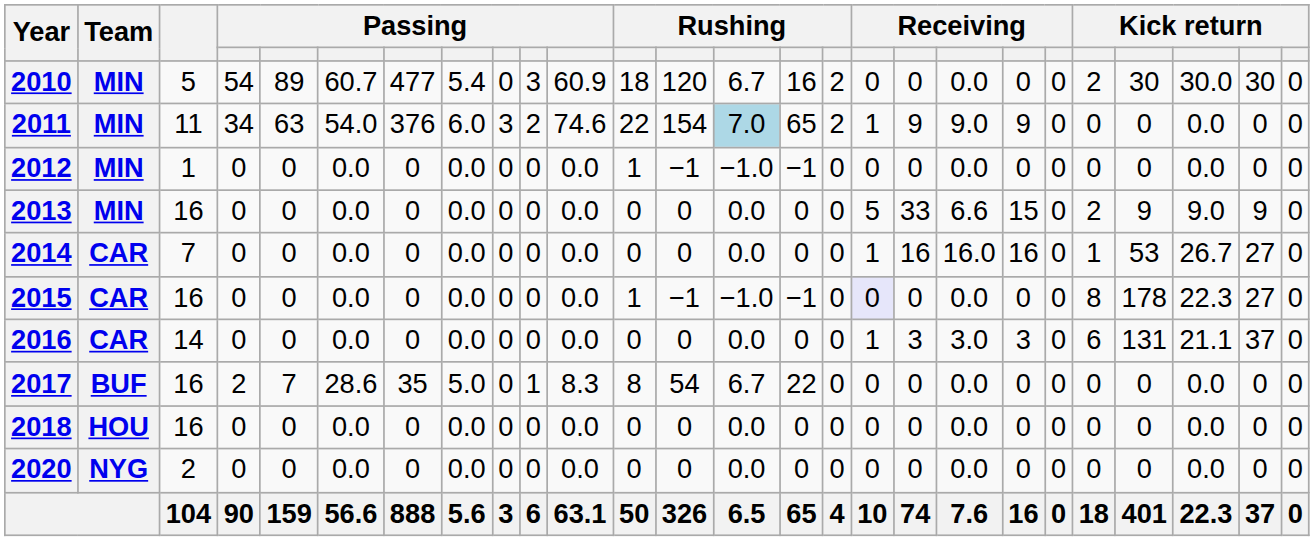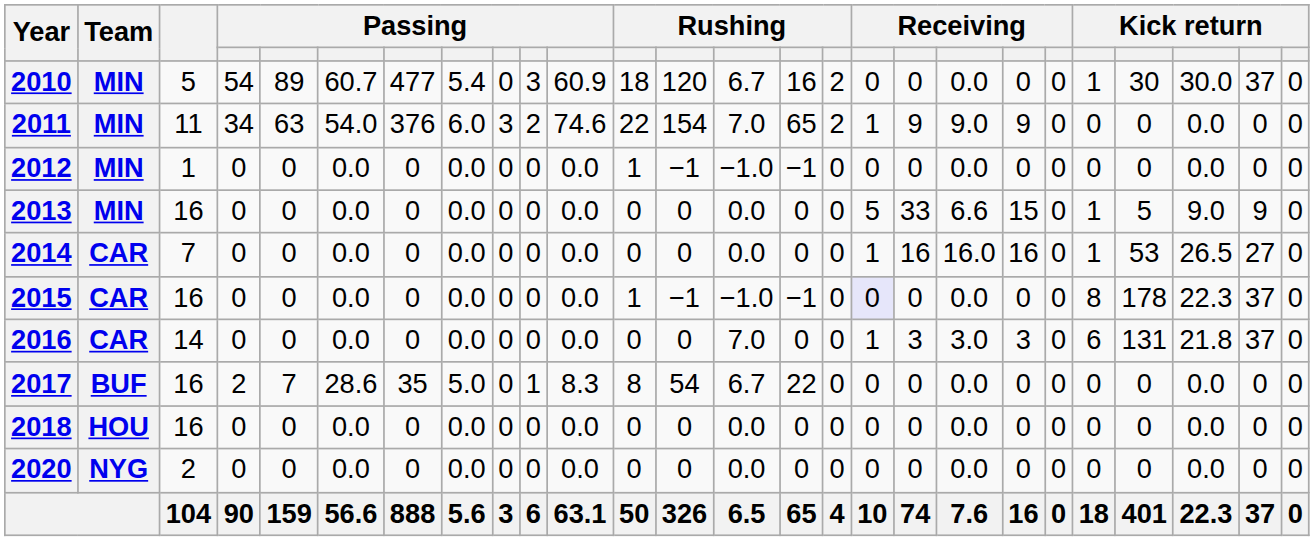(1094, 81) 2 -> (1094, 81) 1
(1260, 81) 30 -> (1260, 81) 37
(747, 124) lightblue background -> (747, 124) no background
(1094, 211) 2 -> (1094, 211) 1
(1144, 211) 9 -> (1144, 211) 5
(1206, 254) 26.7 -> (1206, 254) 26.5
(1260, 297) 27 -> (1260, 297) 37
(747, 340) 0.0 -> (747, 340) 7.0
(1206, 340) 21.1 -> (1206, 340) 21.8
